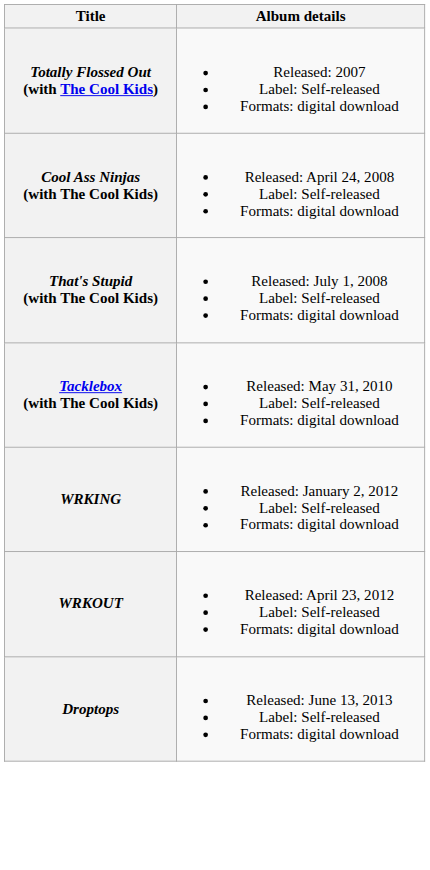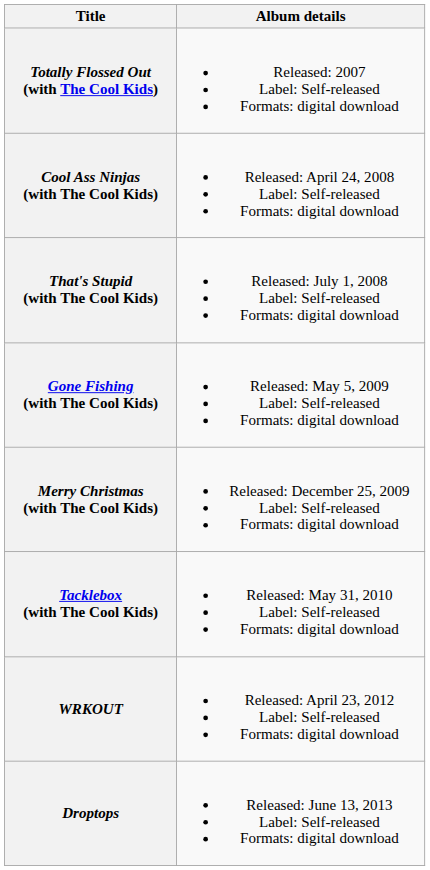+ row: (91, 394)
+ row: (91, 499)
- row: (91, 499)
